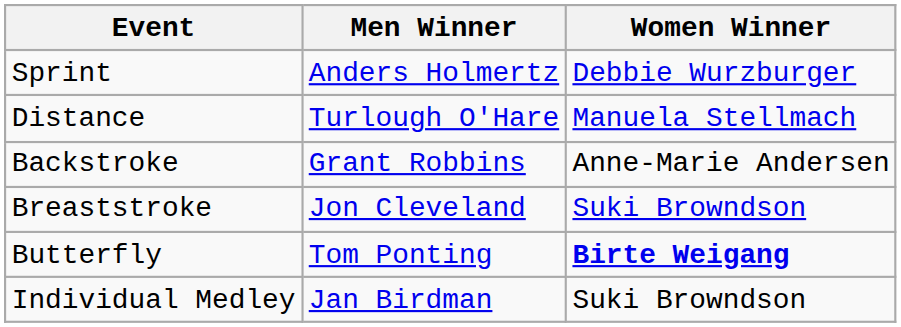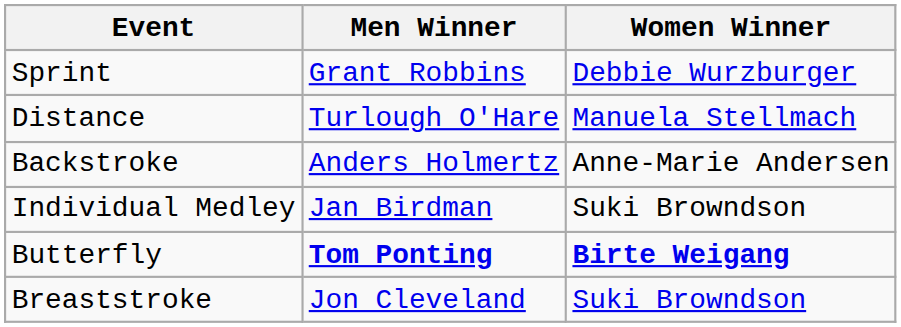(434, 73) Anders Holmertz -> (417, 73) Grant Robbins
(417, 164) Grant Robbins -> (434, 164) Anders Holmertz
rows swapped: (112, 209) <-> (154, 300)
(401, 254) normal -> (401, 254) bold
